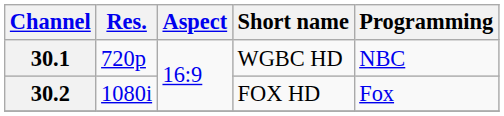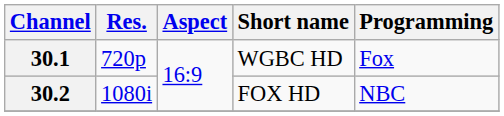(382, 57) NBC -> (377, 57) Fox
(377, 93) Fox -> (382, 93) NBC
